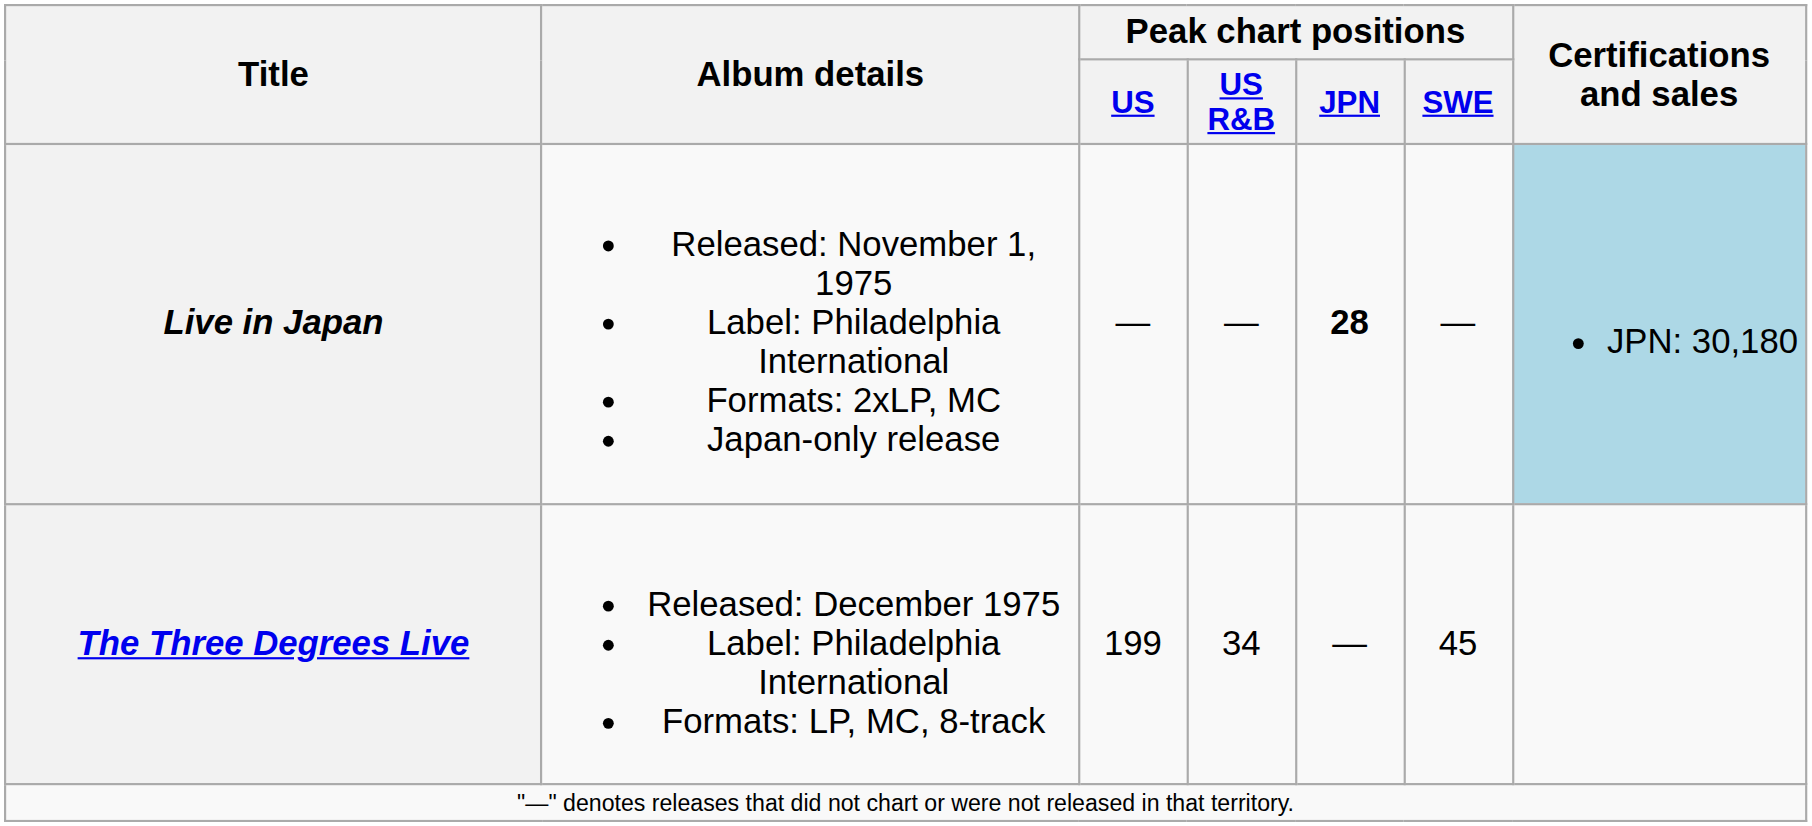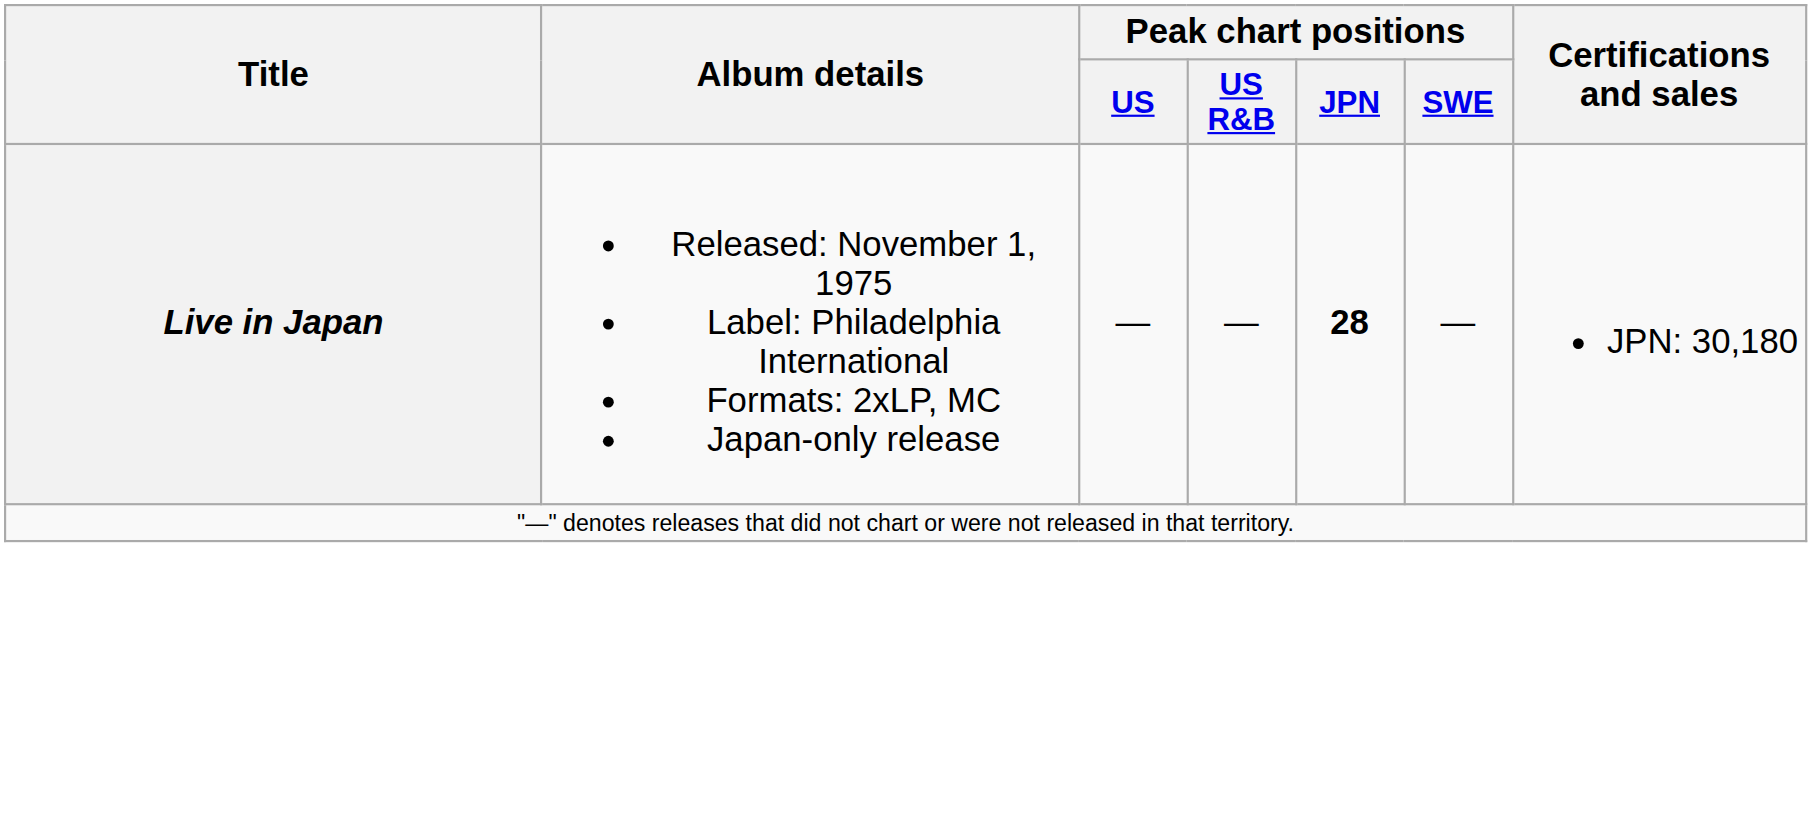(1659, 343) lightblue background -> (1659, 343) no background
- row: (273, 642)
